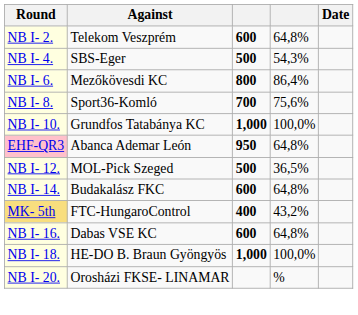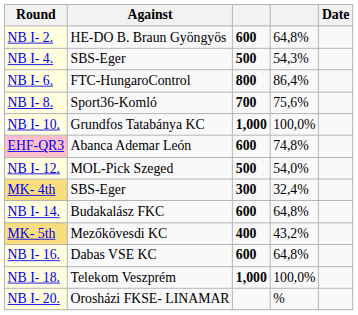(123, 37) Telekom Veszprém -> (148, 37) HE-DO B. Braun Gyöngyös
(119, 80) Mezőkövesdi KC -> (131, 80) FTC-HungaroControl
(246, 146) 950 -> (246, 146) 600
(291, 146) 64,8% -> (291, 146) 74,8%
(291, 168) 36,5% -> (291, 168) 54,0%
+ row: (31, 189)
(131, 211) FTC-HungaroControl -> (119, 233) Mezőkövesdi KC
(148, 255) HE-DO B. Braun Gyöngyös -> (123, 277) Telekom Veszprém
